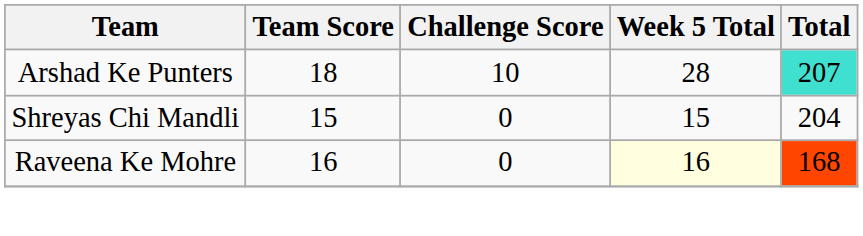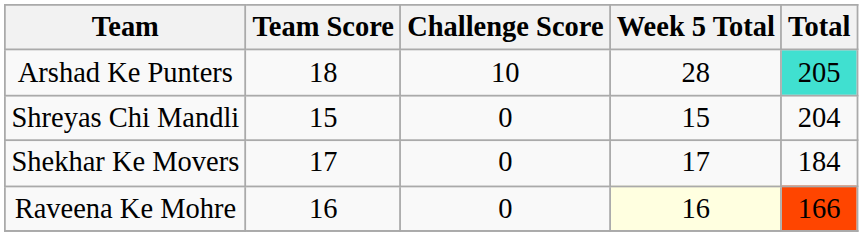(819, 72) 207 -> (819, 72) 205
+ row: (125, 162)
(819, 162) 168 -> (819, 207) 166
